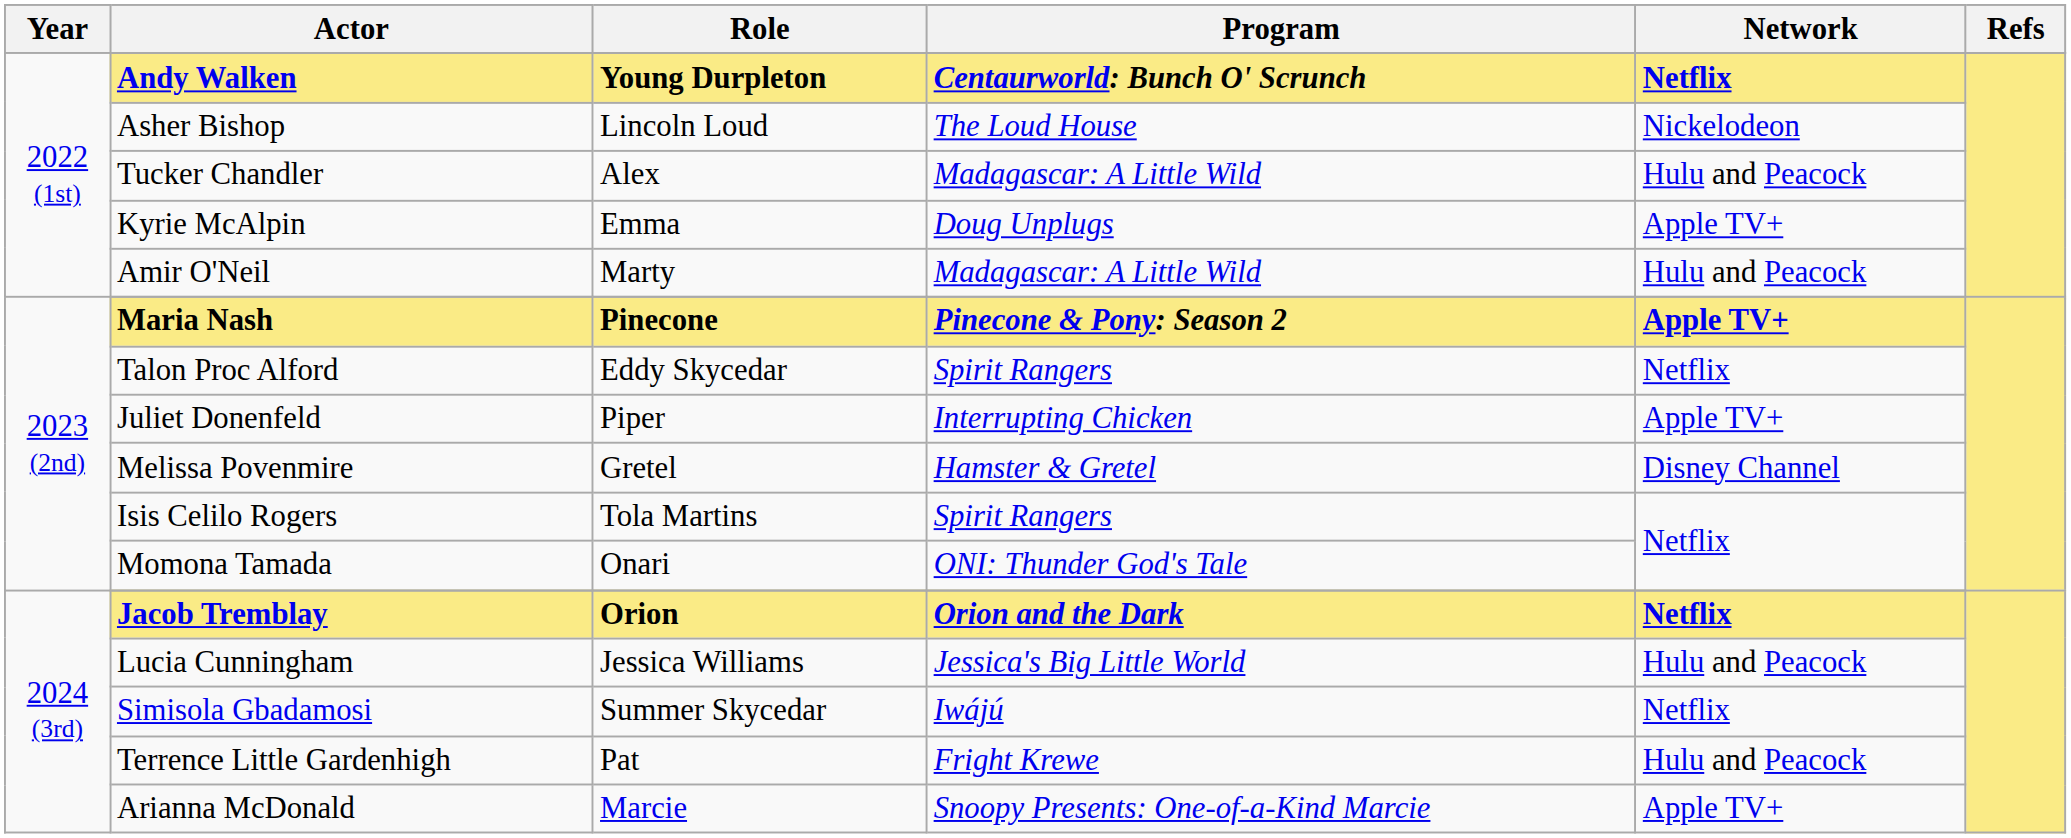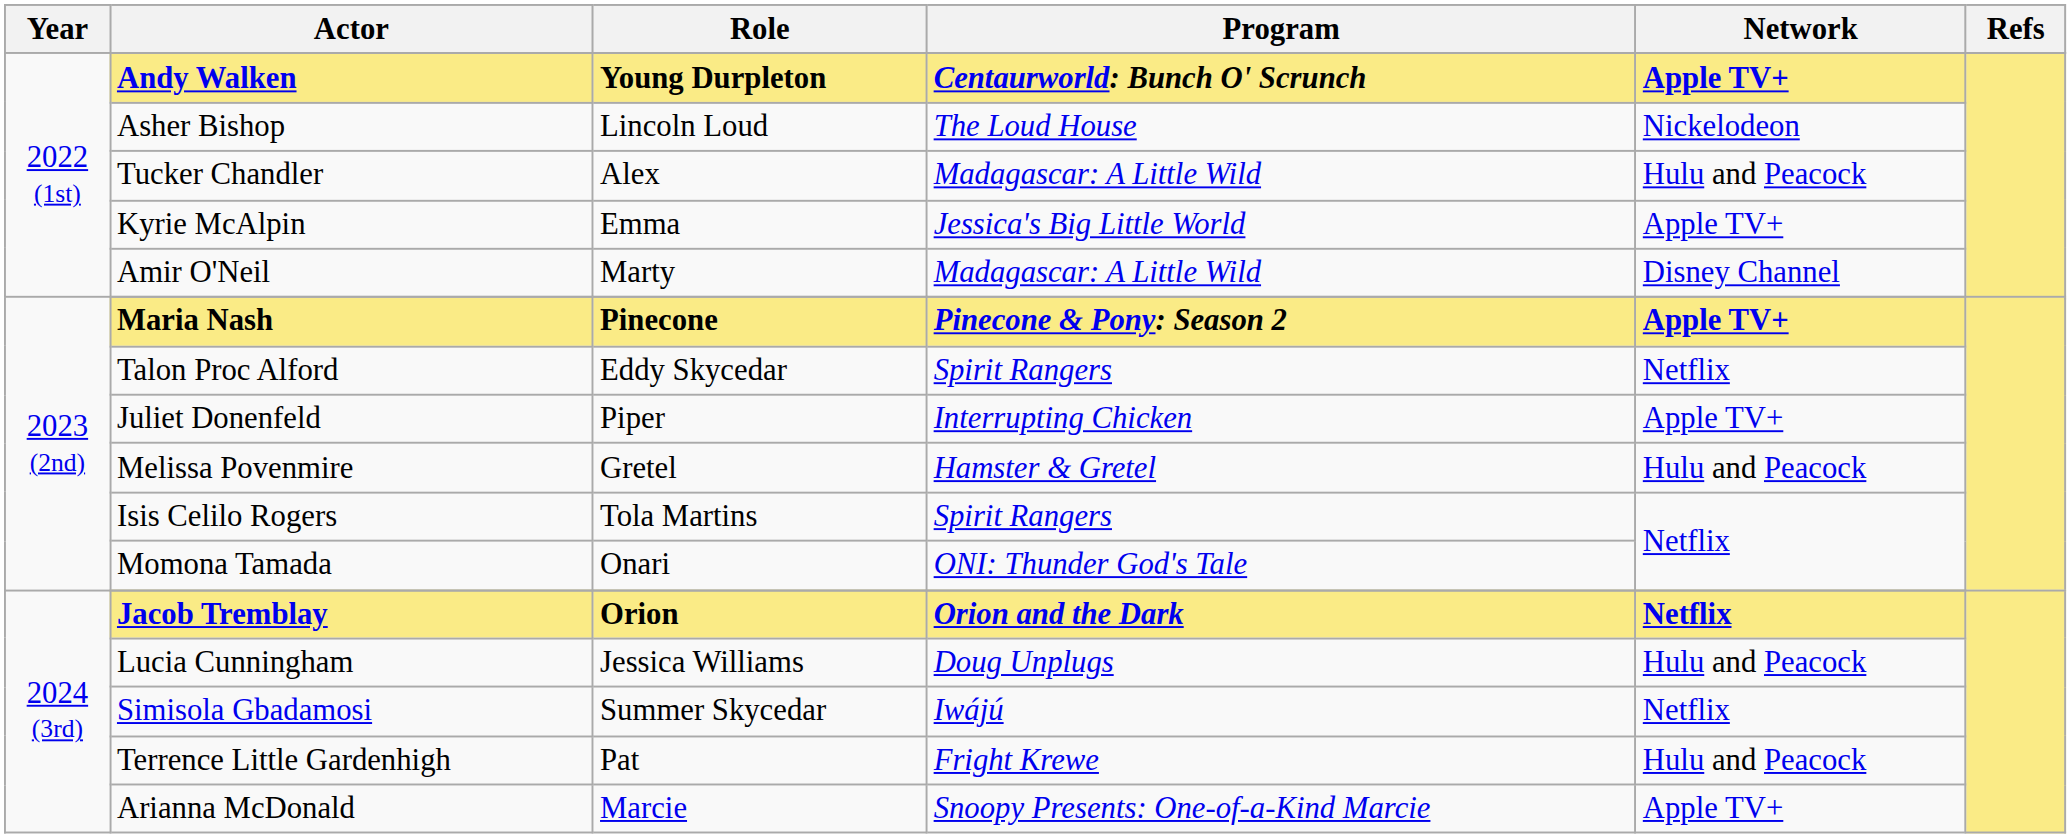(1687, 77) Netflix -> (1716, 77) Apple TV+
(1024, 223) Doug Unplugs -> (1090, 223) Jessica's Big Little World
(1755, 272) Hulu and Peacock -> (1741, 272) Disney Channel
(1741, 467) Disney Channel -> (1755, 467) Hulu and Peacock
(1090, 662) Jessica's Big Little World -> (1024, 662) Doug Unplugs
